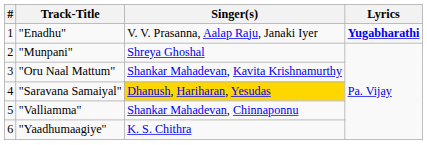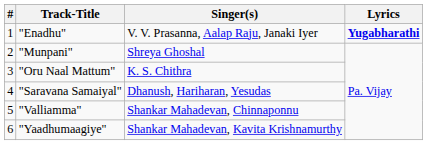(235, 71) Shankar Mahadevan, Kavita Krishnamurthy -> (159, 71) K. S. Chithra
(199, 91) gold background -> (199, 91) no background
(159, 129) K. S. Chithra -> (235, 129) Shankar Mahadevan, Kavita Krishnamurthy
